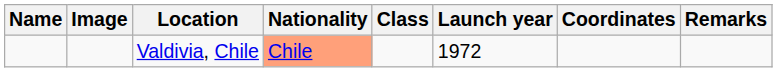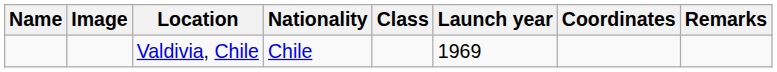(290, 50) lightsalmon background -> (290, 50) no background
(460, 50) 1972 -> (460, 50) 1969
